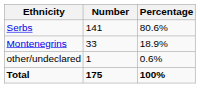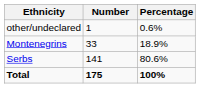rows swapped: (20, 28) <-> (44, 59)
